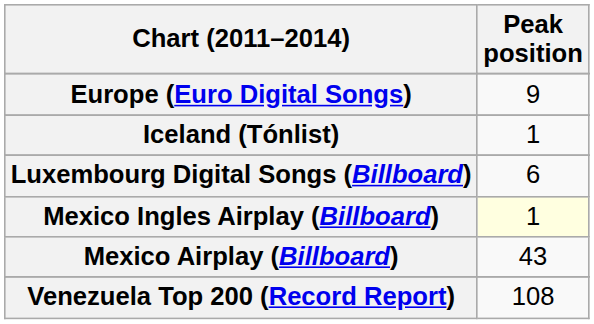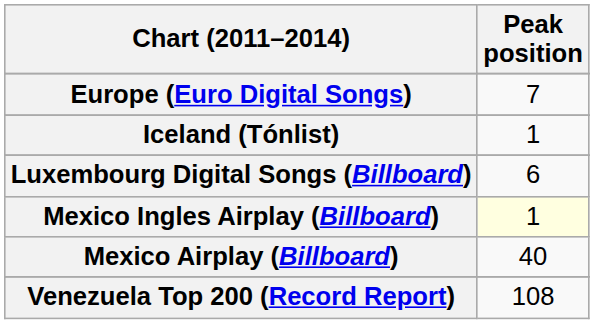(533, 94) 9 -> (533, 94) 7
(533, 256) 43 -> (533, 256) 40
